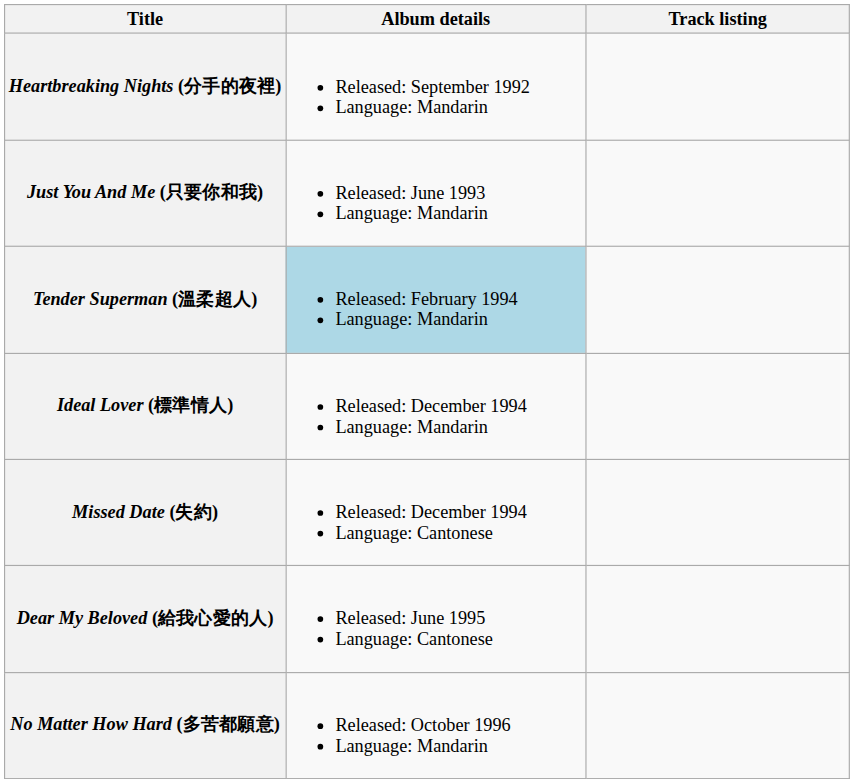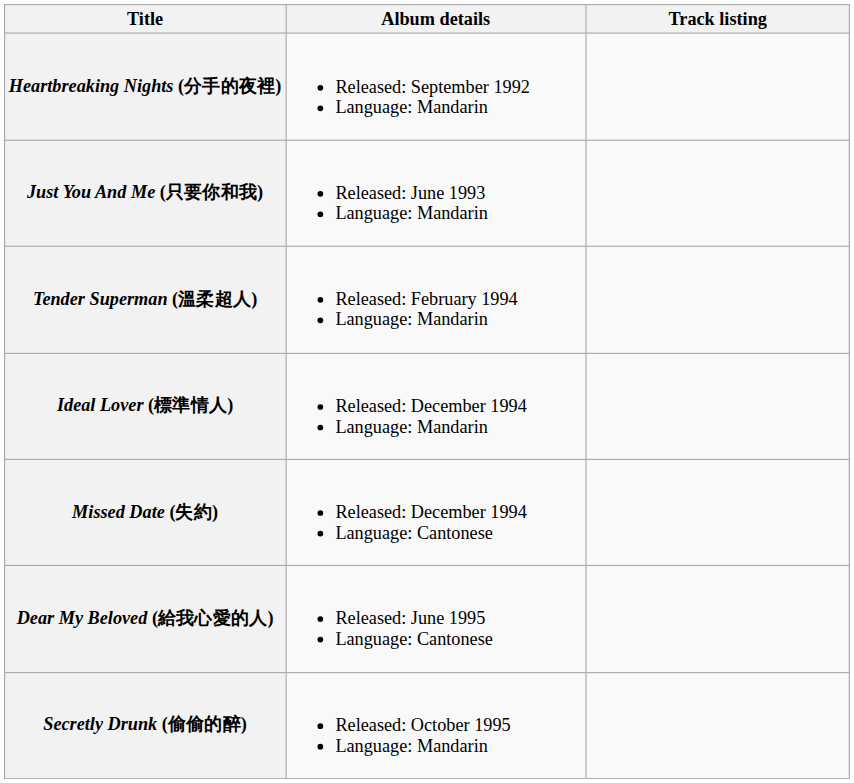(436, 310) lightblue background -> (436, 310) no background
+ row: (145, 724)
- row: (145, 724)
